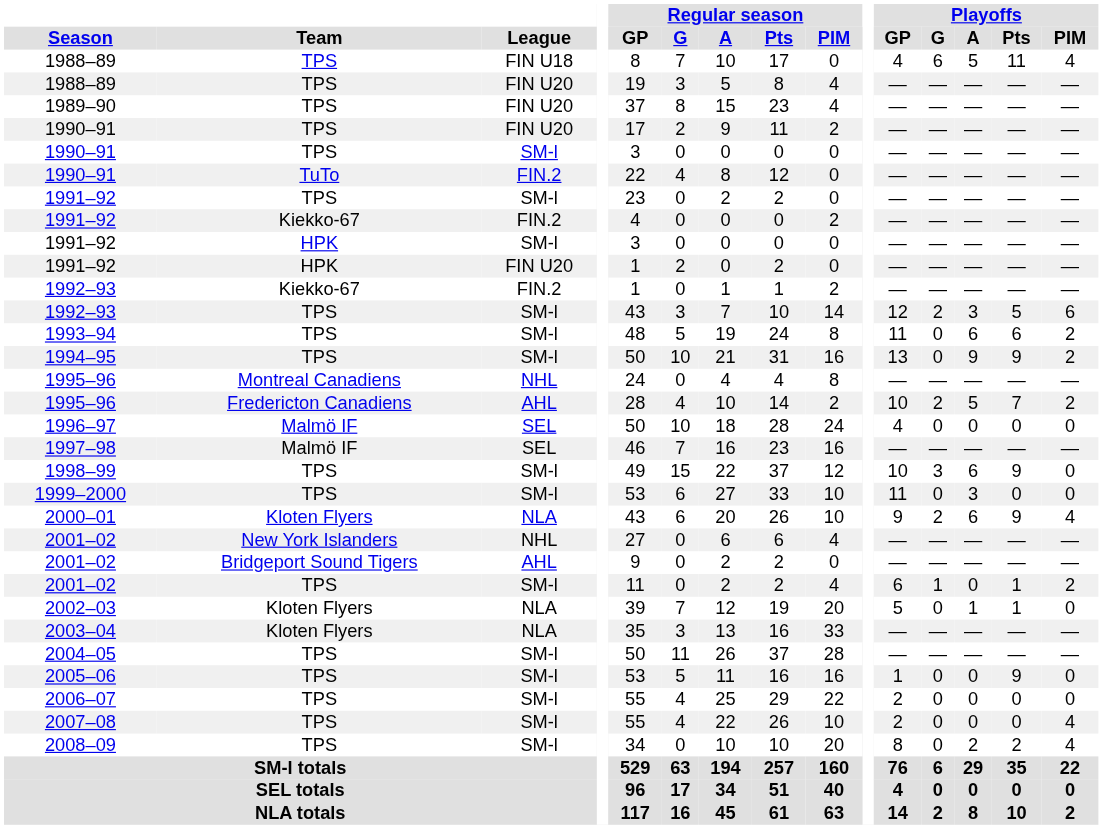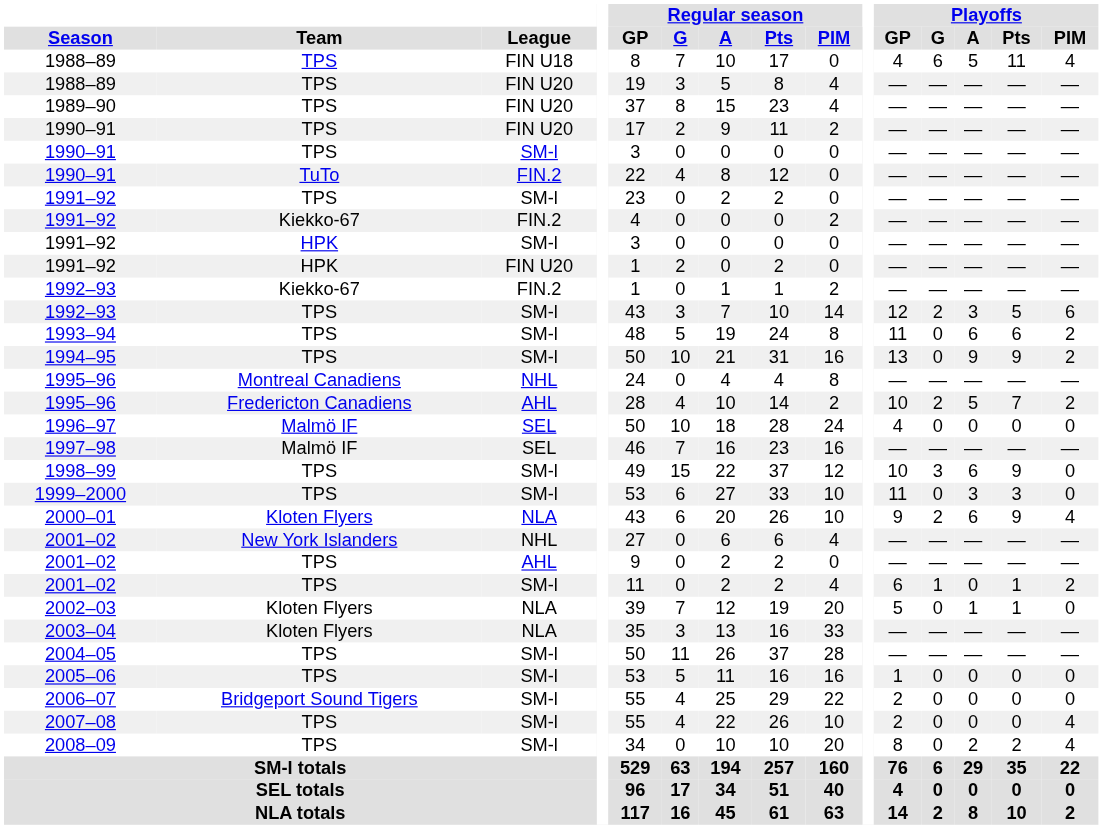(1017, 494) 0 -> (1017, 494) 3
(319, 562) Bridgeport Sound Tigers -> (319, 562) TPS
(1017, 676) 9 -> (1017, 676) 0
(319, 699) TPS -> (319, 699) Bridgeport Sound Tigers
